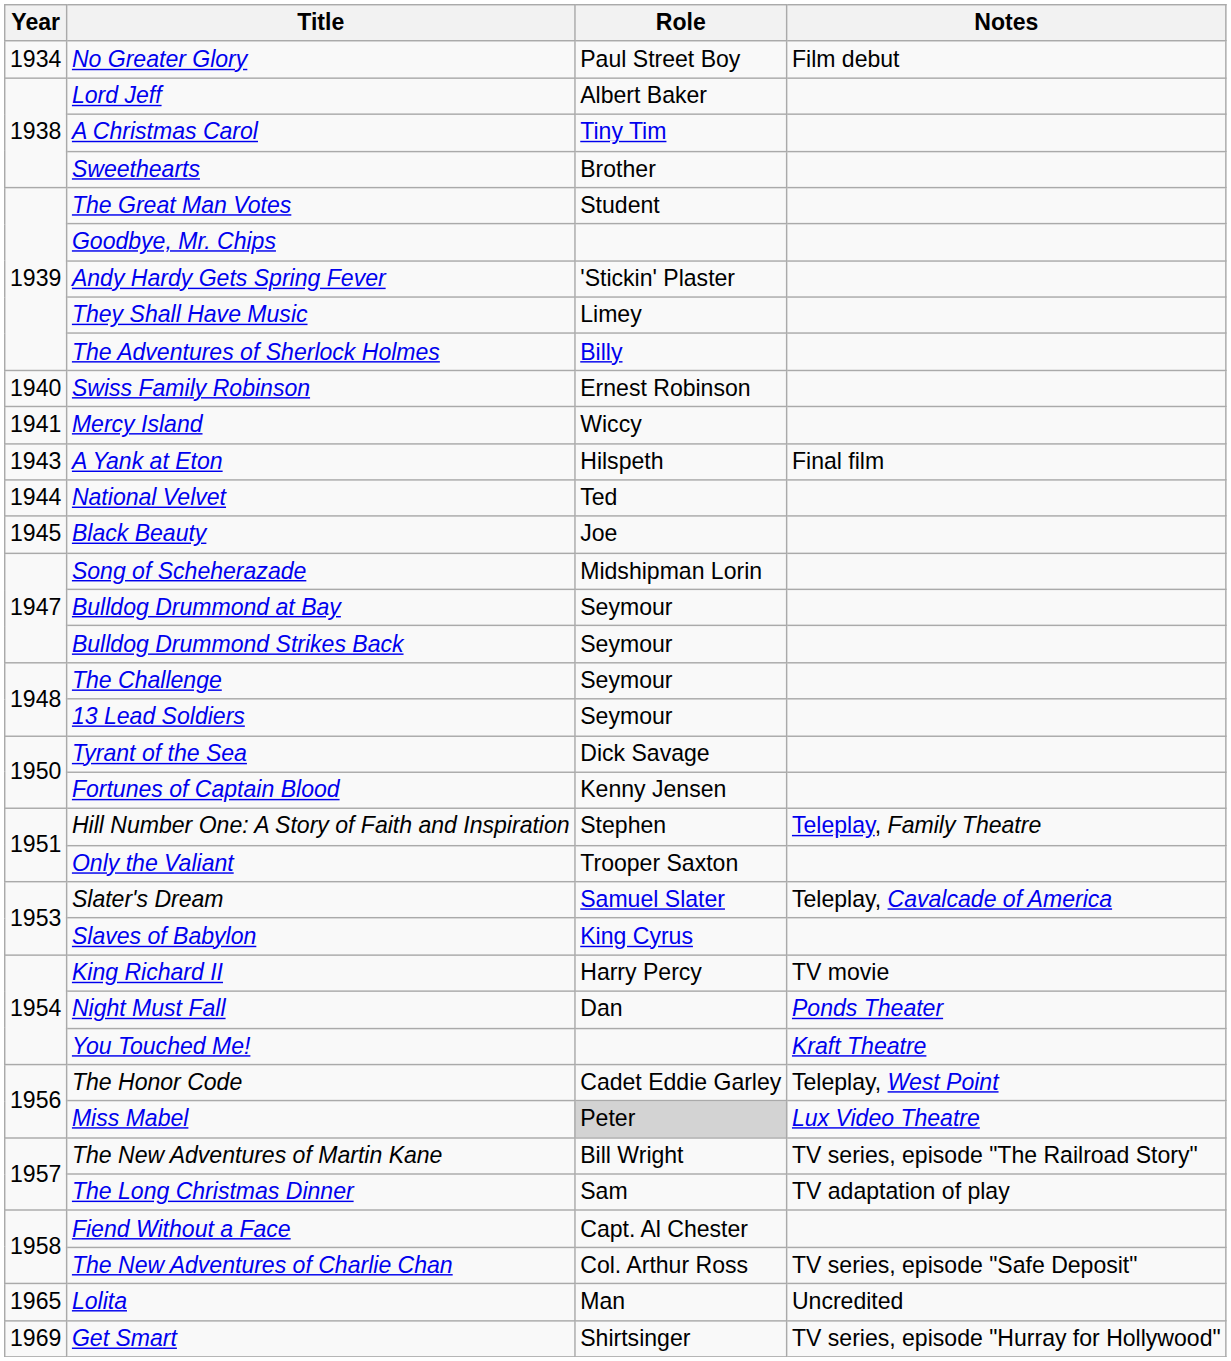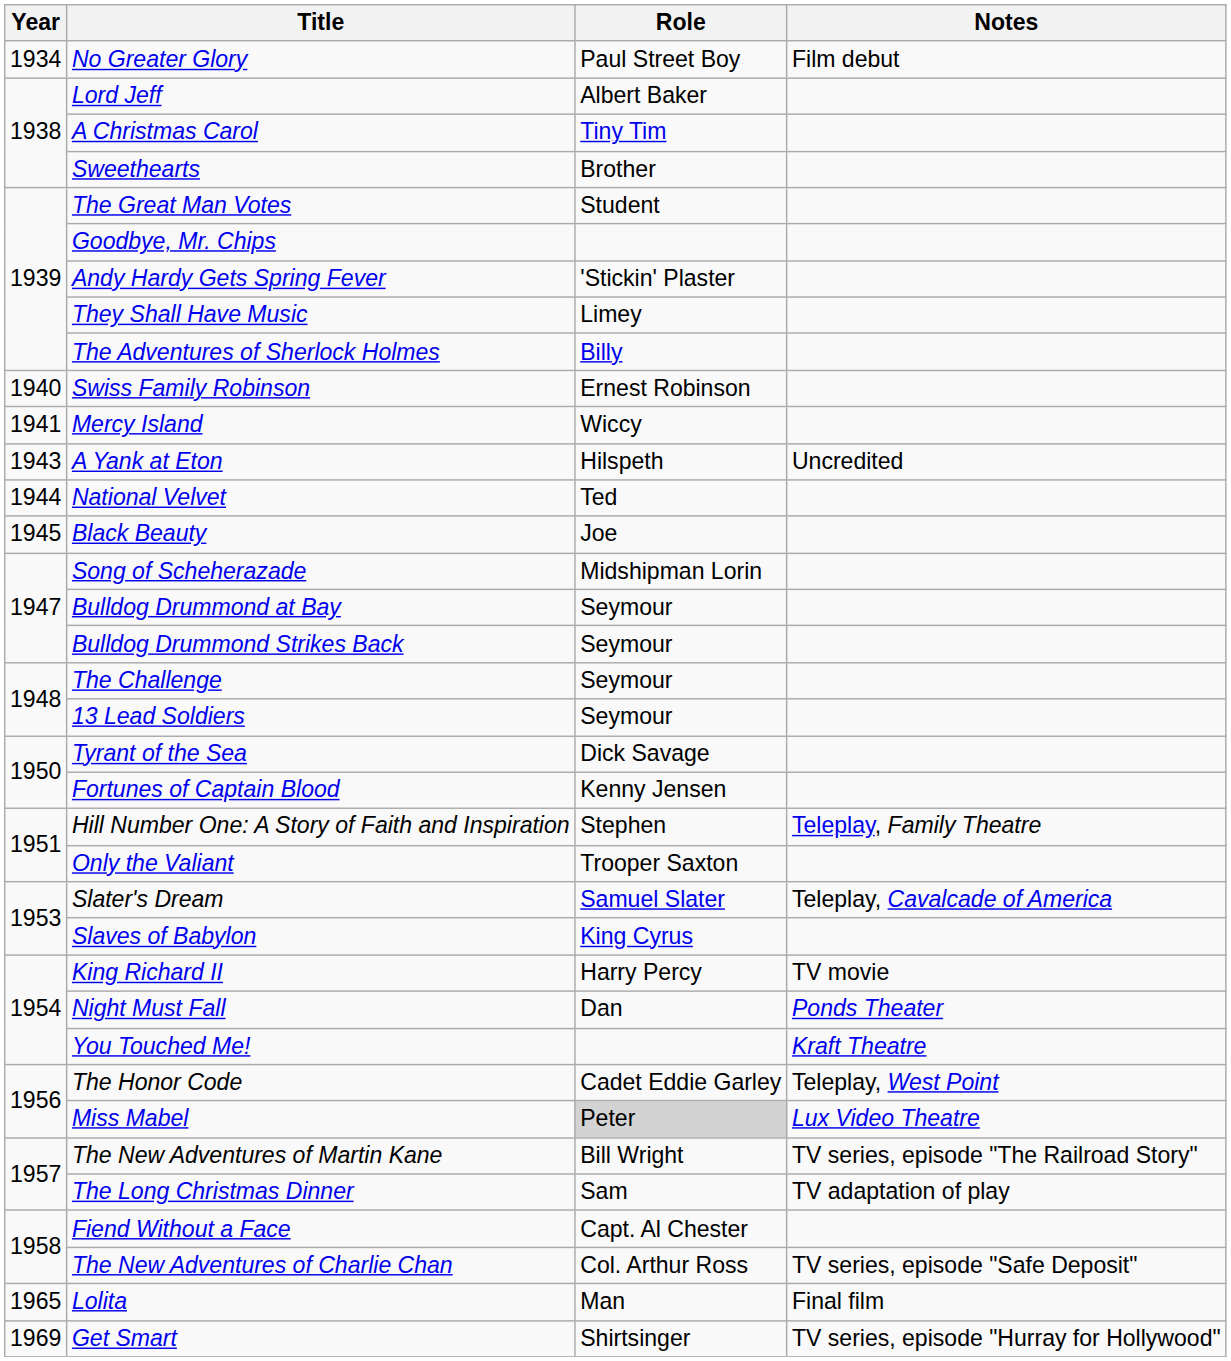(838, 461) Final film -> (848, 461) Uncredited
(848, 1301) Uncredited -> (838, 1301) Final film
